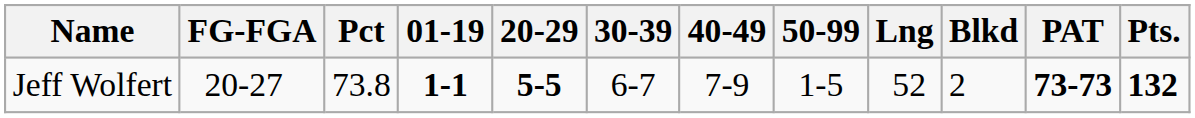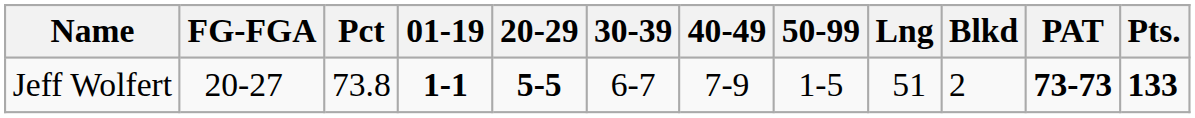(901, 84) 52 -> (901, 84) 51
(1153, 84) 132 -> (1153, 84) 133
